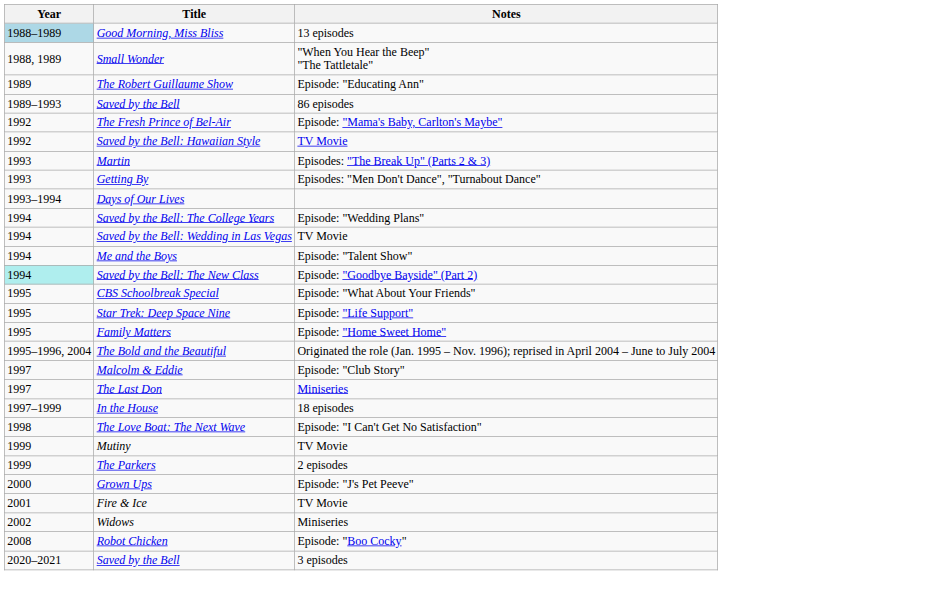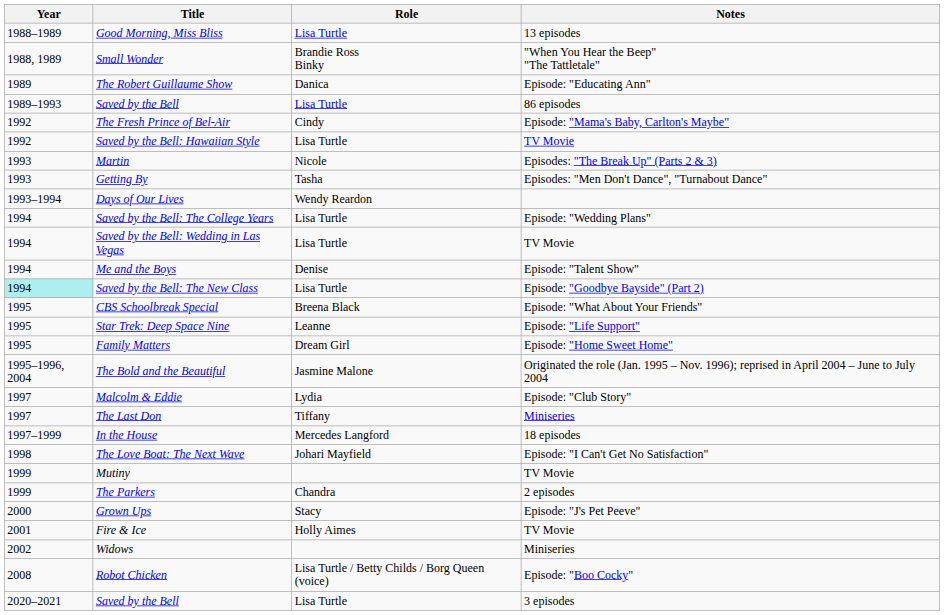+ column: (407, 14)
(34, 33) lightblue background -> (34, 33) no background
